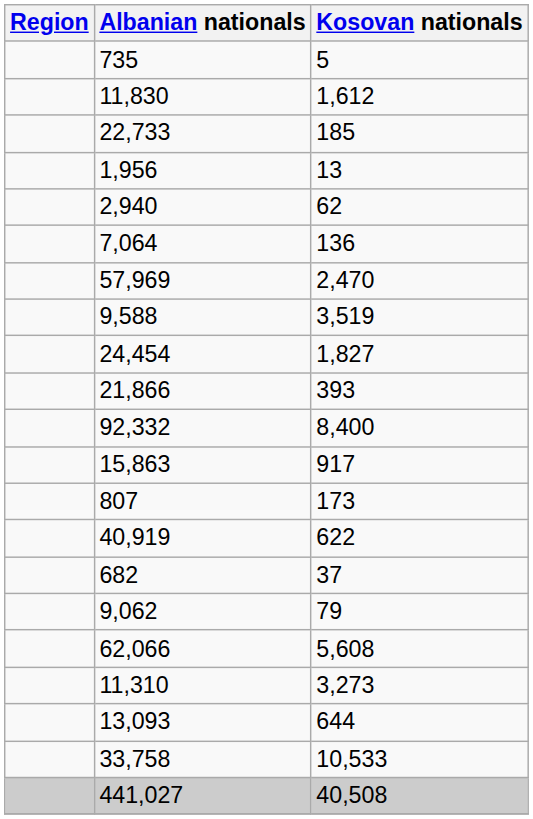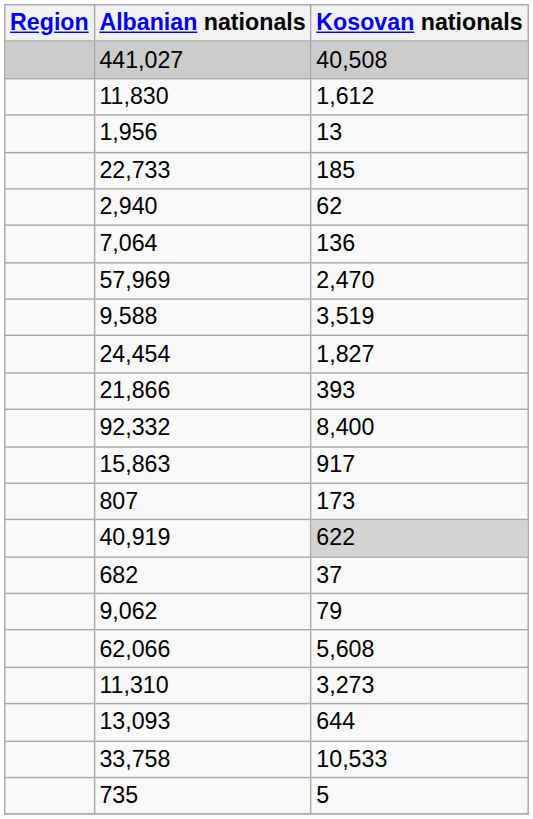rows swapped: (119, 59) <-> (141, 795)
rows swapped: (135, 133) <-> (128, 170)
(336, 538) no background -> (336, 538) lightgrey background
